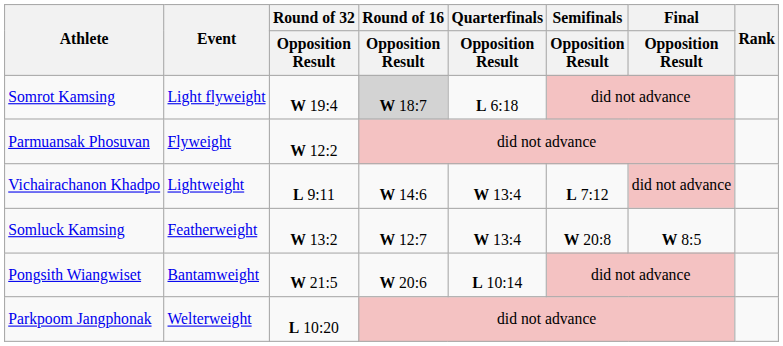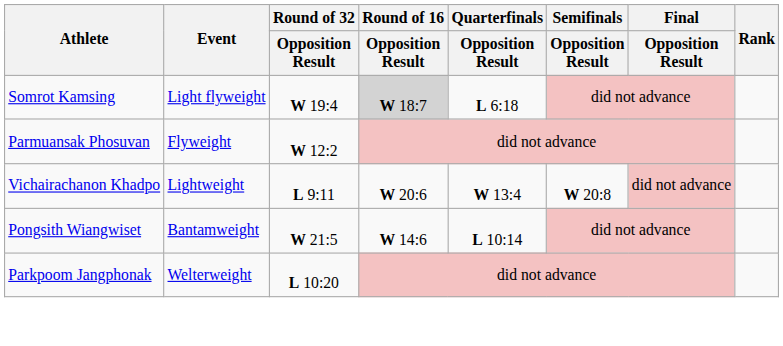(403, 195) W 14:6 -> (403, 195) W 20:6
(587, 195) L 7:12 -> (587, 195) W 20:8
- row: (66, 230)
(403, 284) W 20:6 -> (403, 239) W 14:6
